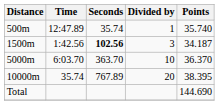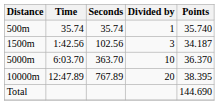(66, 28) 12:47.89 -> (72, 28) 35.74
(109, 44) bold -> (109, 44) normal
(72, 76) 35.74 -> (66, 76) 12:47.89
